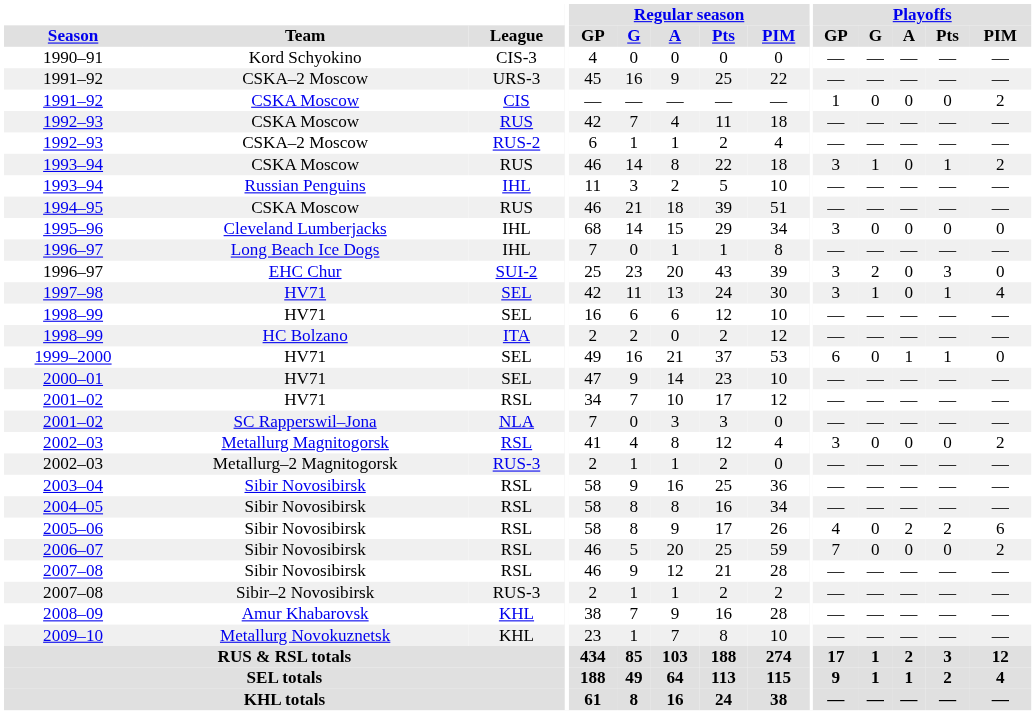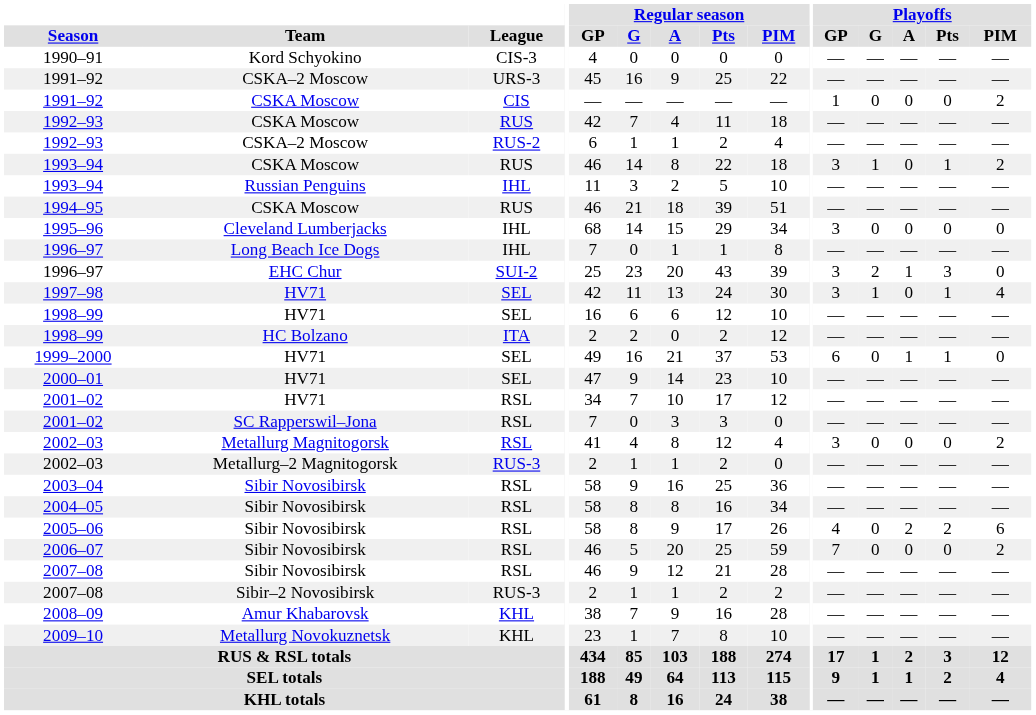(909, 271) 0 -> (909, 271) 1
(516, 421) NLA -> (516, 421) RSL
